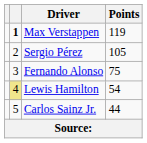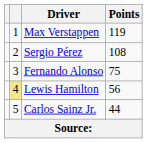(16, 32) bold -> (16, 32) normal
(117, 51) 105 -> (117, 51) 108
(114, 89) 54 -> (114, 89) 56
